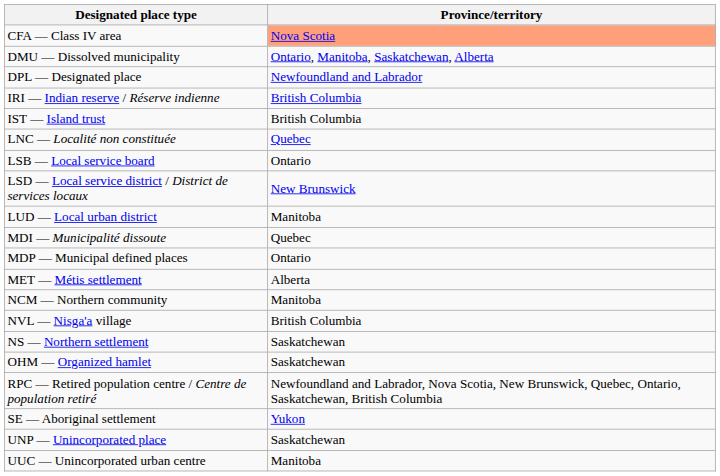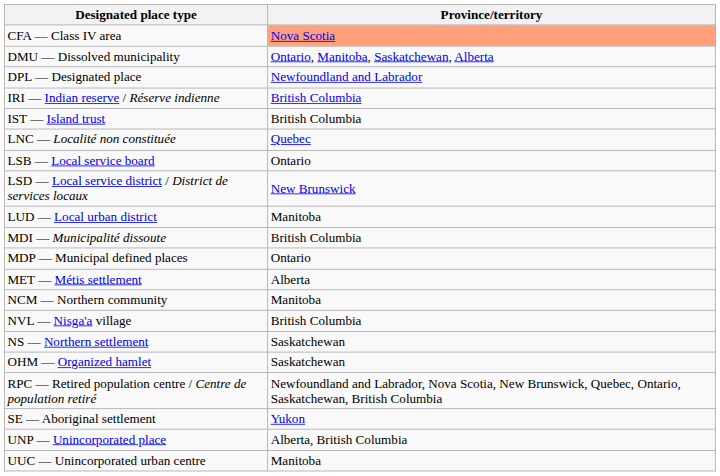(291, 237) Quebec -> (316, 237) British Columbia
(308, 439) Saskatchewan -> (339, 439) Alberta, British Columbia
